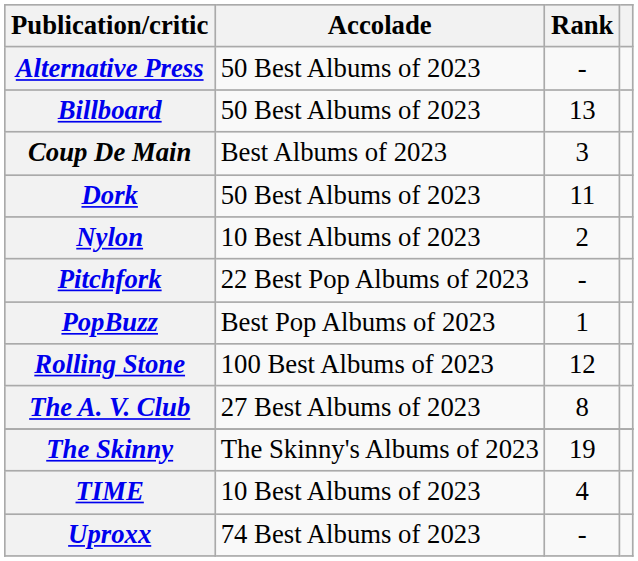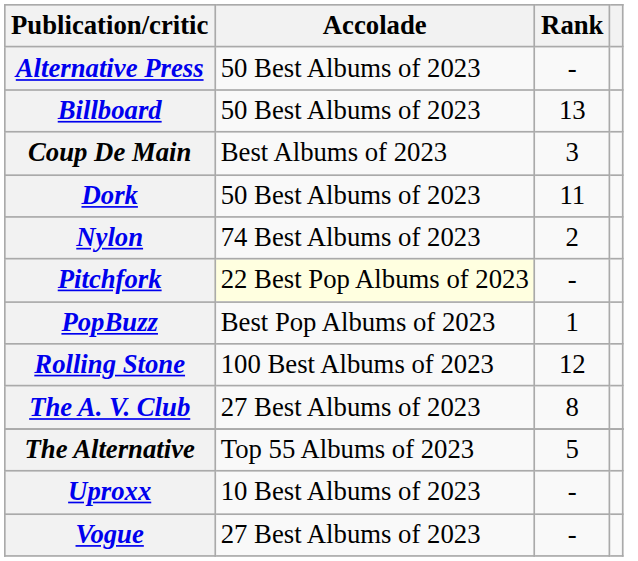(351, 237) 10 Best Albums of 2023 -> (351, 237) 74 Best Albums of 2023
(375, 279) no background -> (375, 279) lightyellow background
+ row: (110, 449)
- row: (110, 449)
- row: (110, 491)
(351, 534) 74 Best Albums of 2023 -> (351, 491) 10 Best Albums of 2023
+ row: (110, 534)
